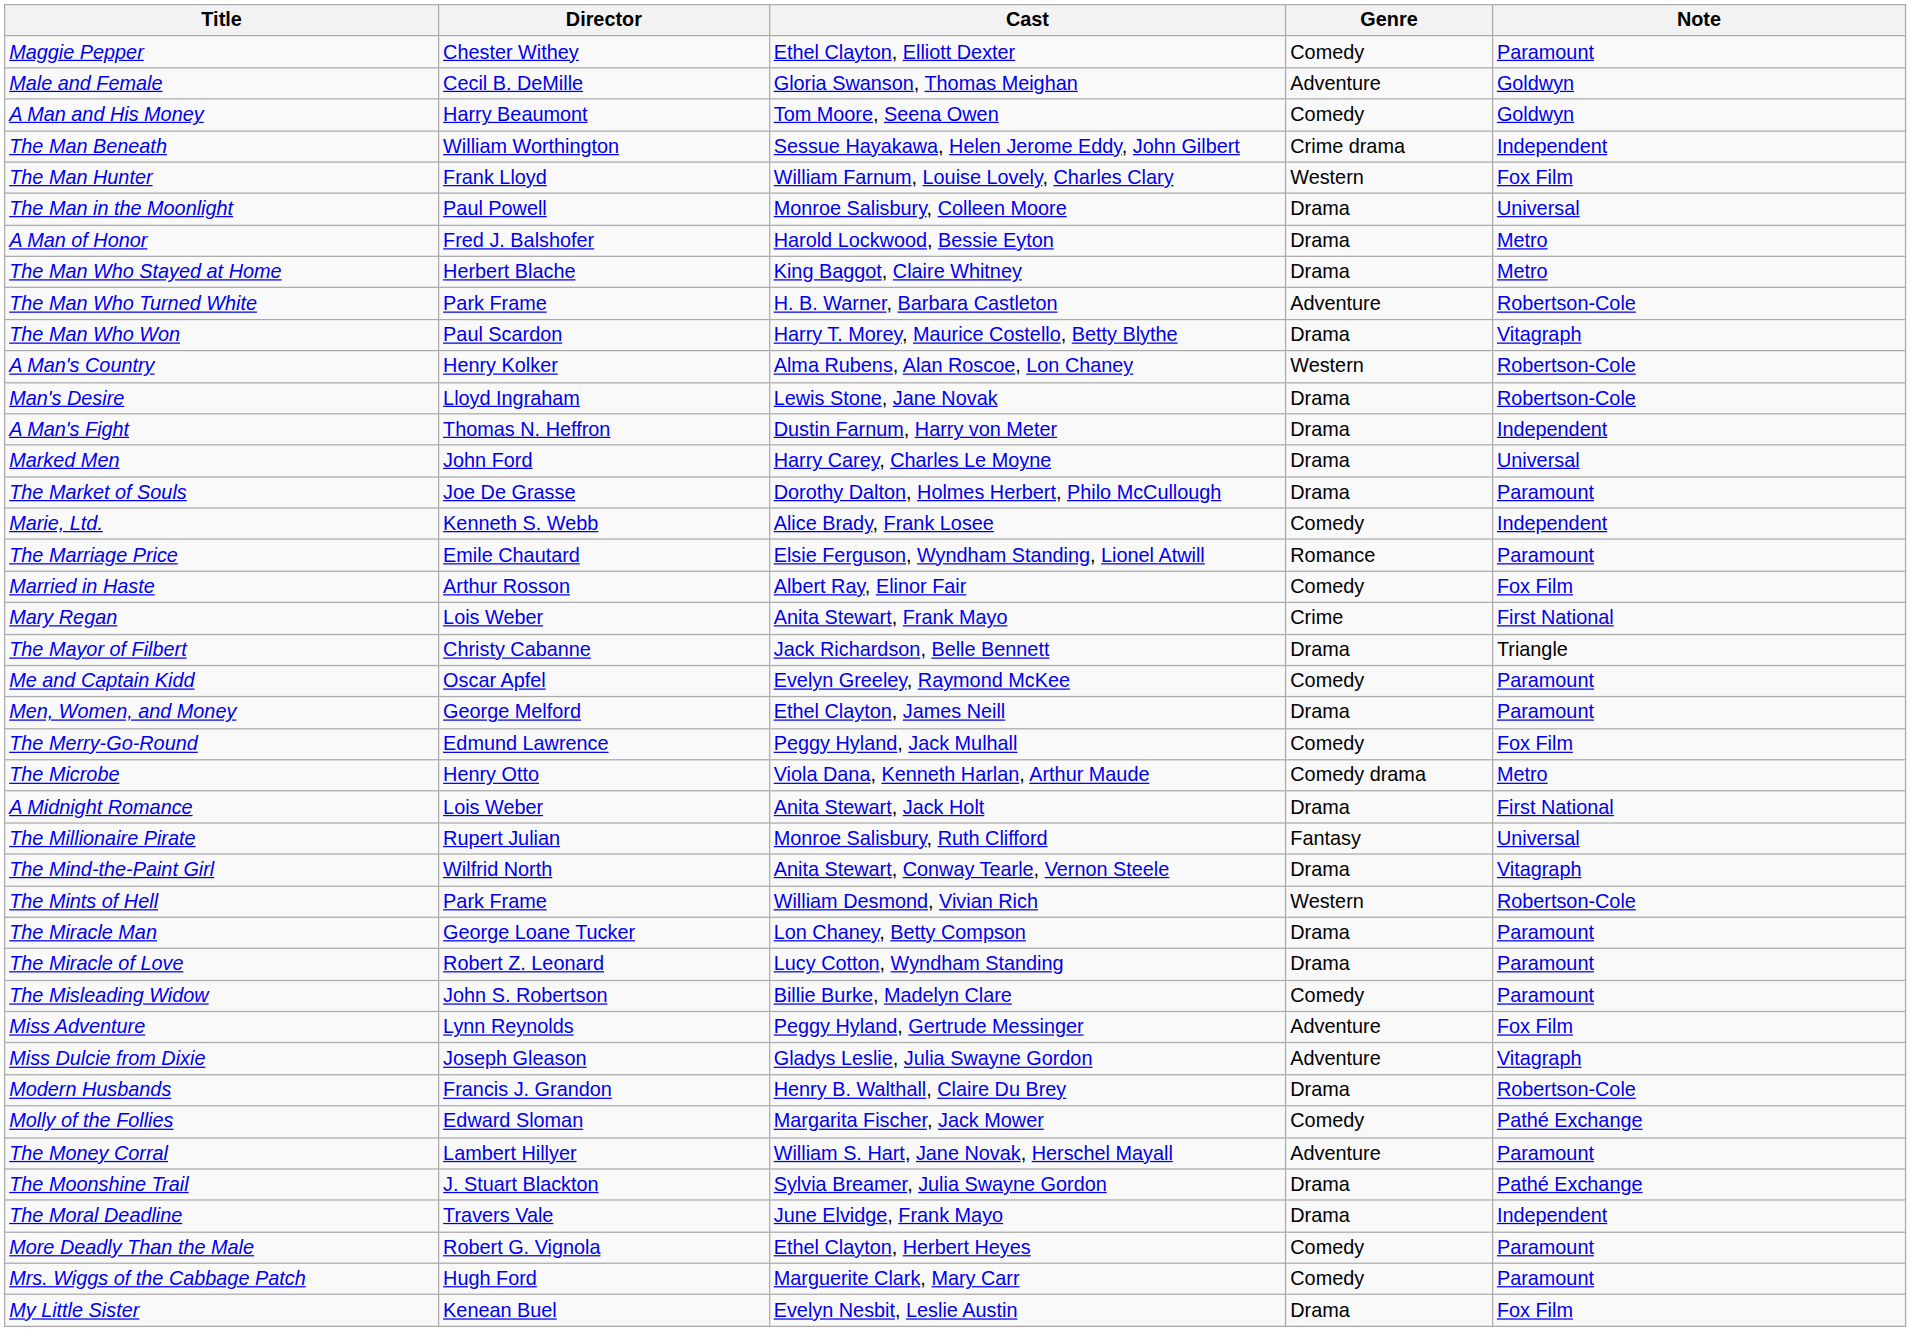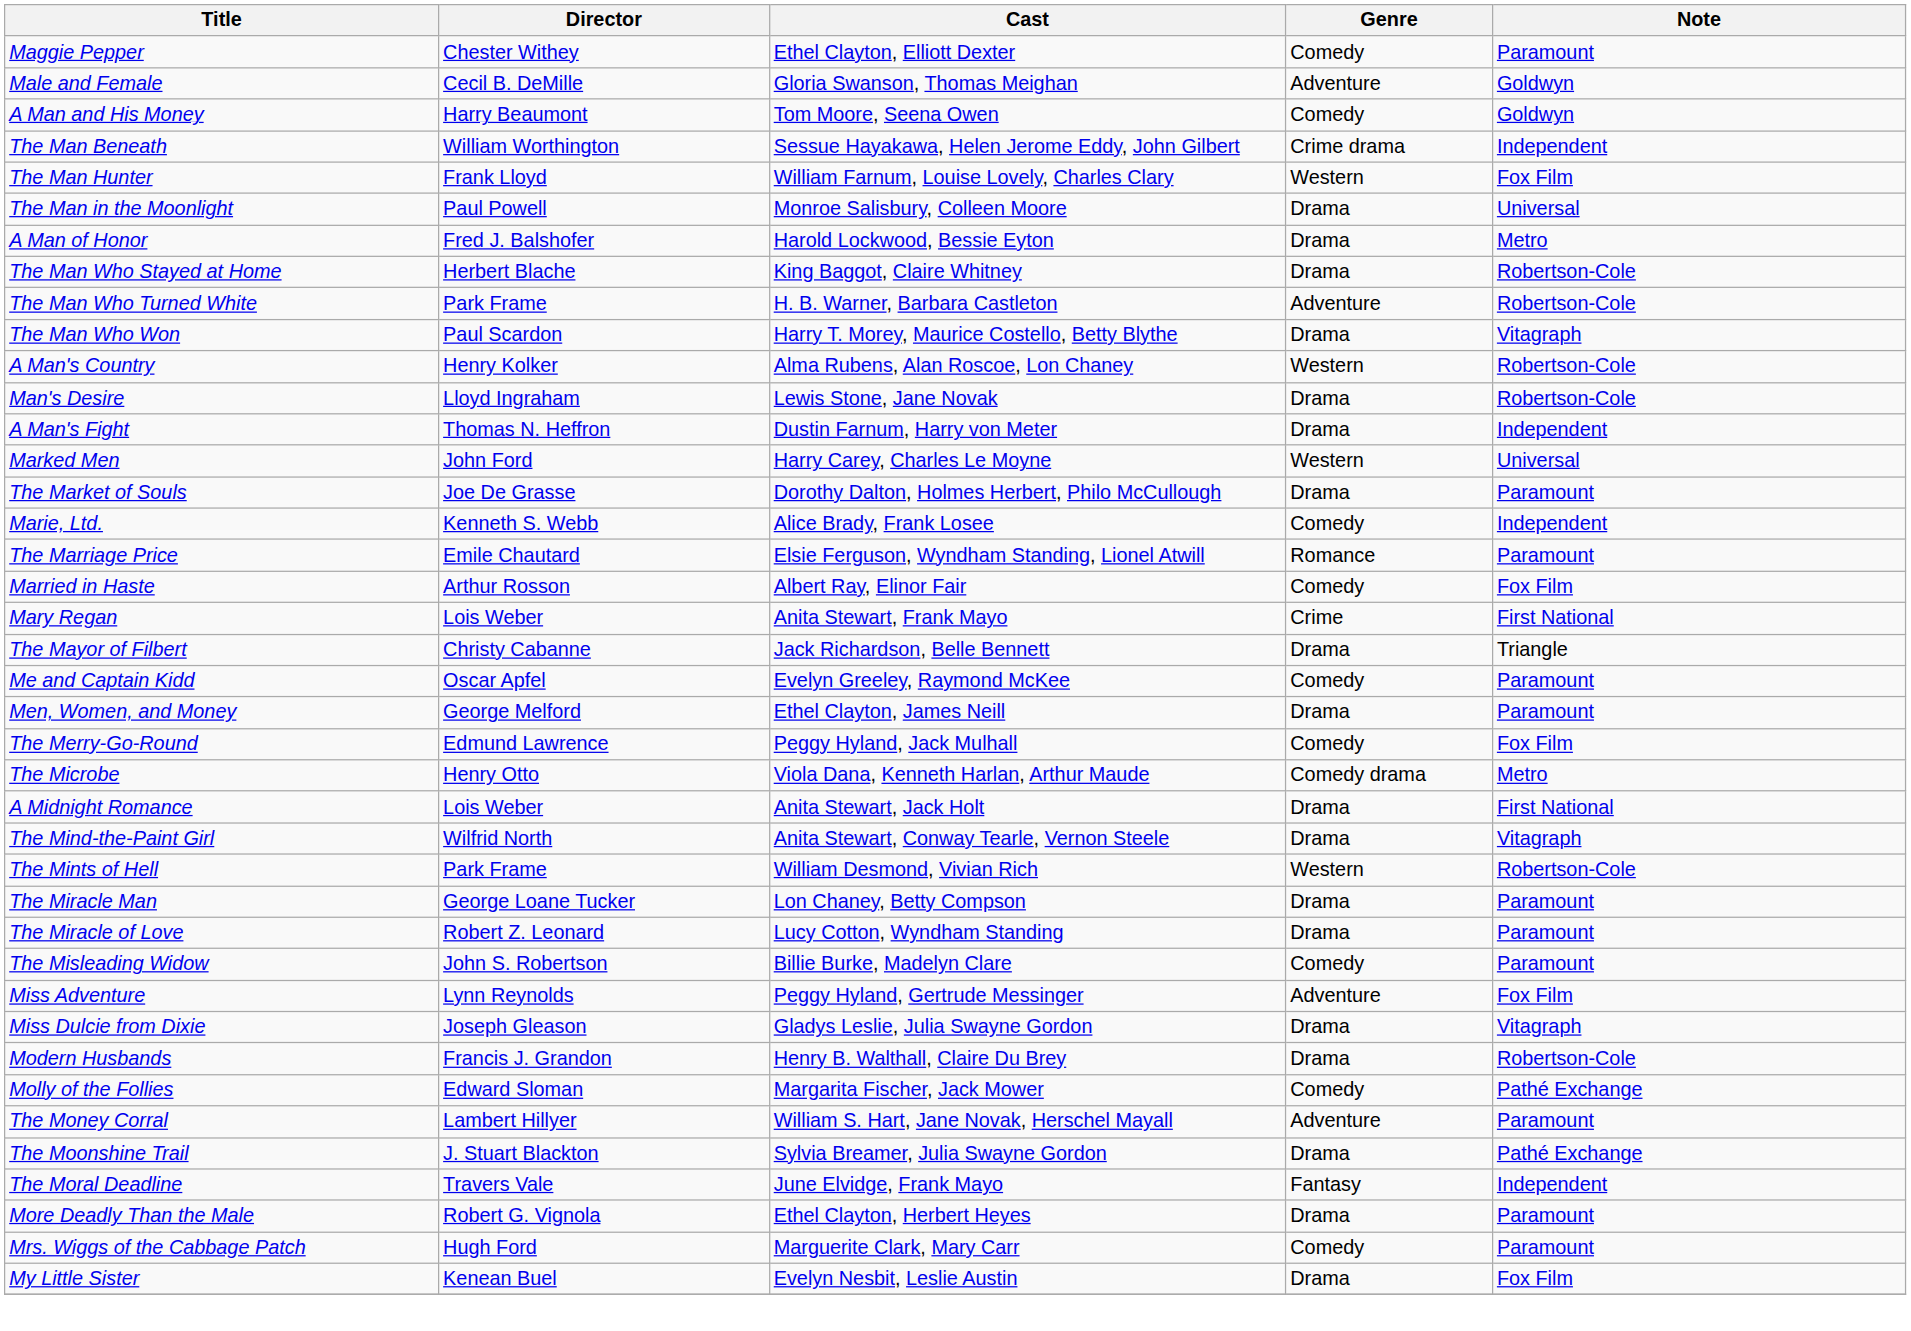(1522, 271) Metro -> (1566, 271) Robertson-Cole
(1320, 460) Drama -> (1327, 460) Western
- row: (102, 838)
(1336, 1058) Adventure -> (1320, 1027) Drama
(1320, 1215) Drama -> (1326, 1184) Fantasy
(1327, 1247) Comedy -> (1320, 1215) Drama
